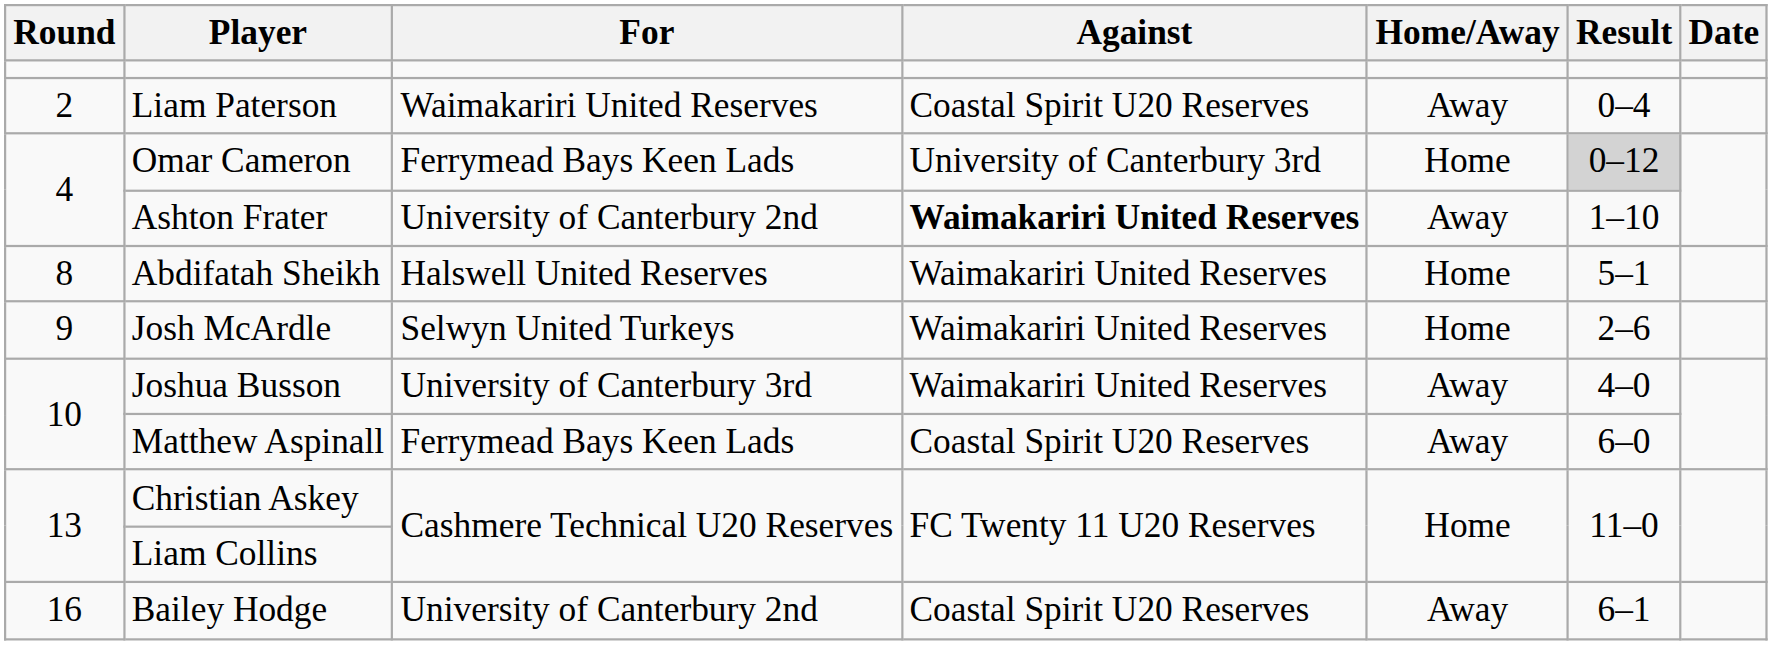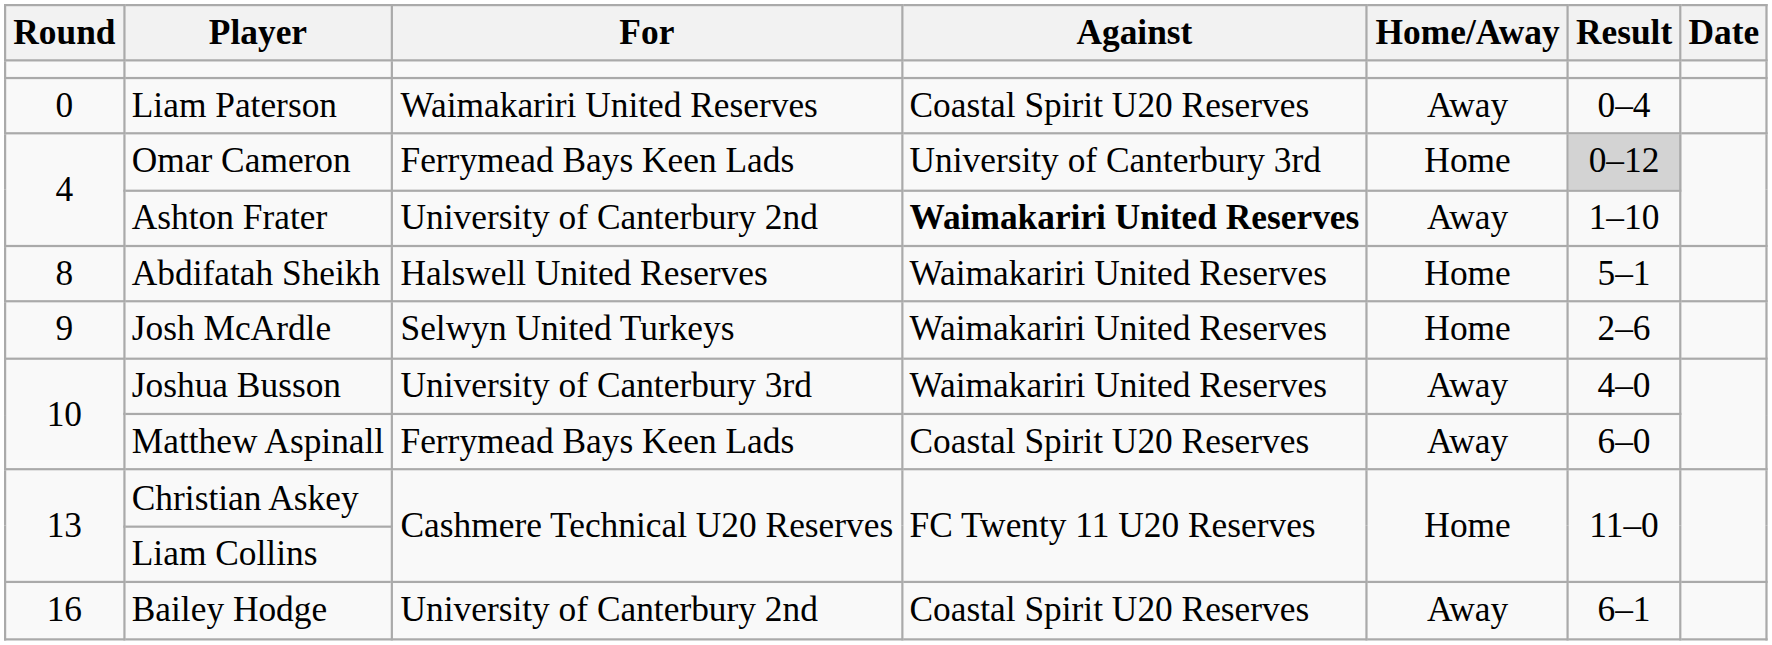(64, 104) 2 -> (64, 104) 0
